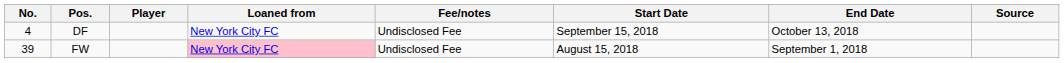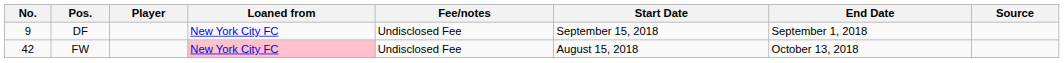(28, 31) 4 -> (28, 31) 9
(815, 31) October 13, 2018 -> (819, 31) September 1, 2018
(28, 49) 39 -> (28, 49) 42
(819, 49) September 1, 2018 -> (815, 49) October 13, 2018
